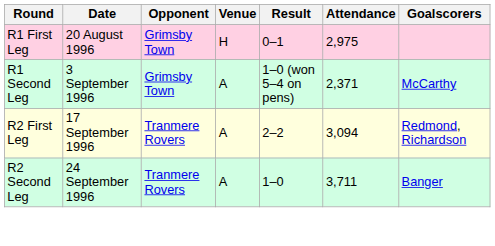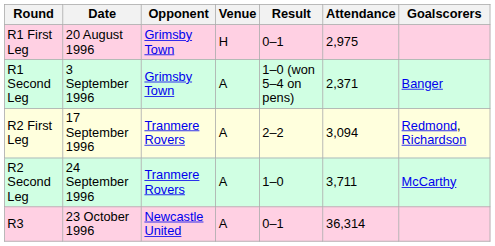(429, 84) McCarthy -> (422, 84) Banger
(422, 182) Banger -> (429, 182) McCarthy
+ row: (16, 224)
